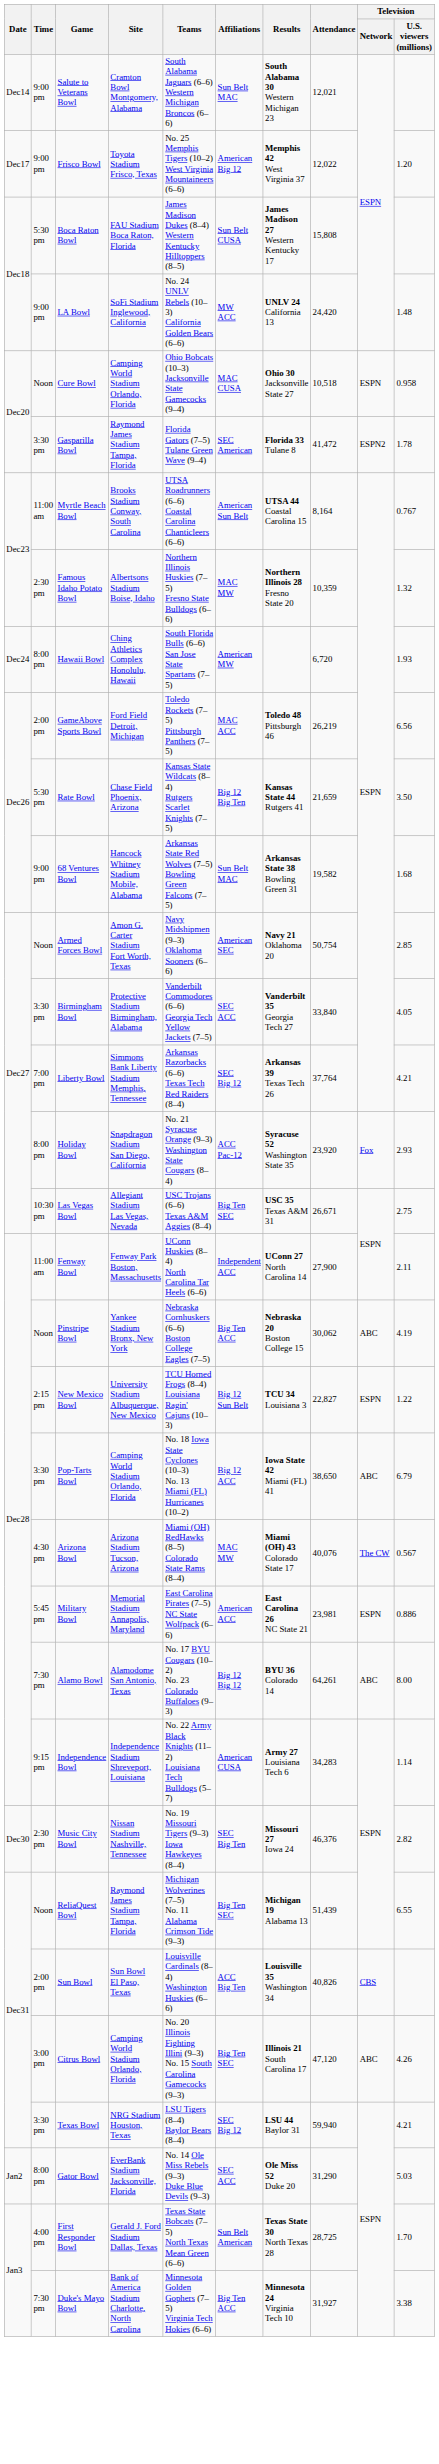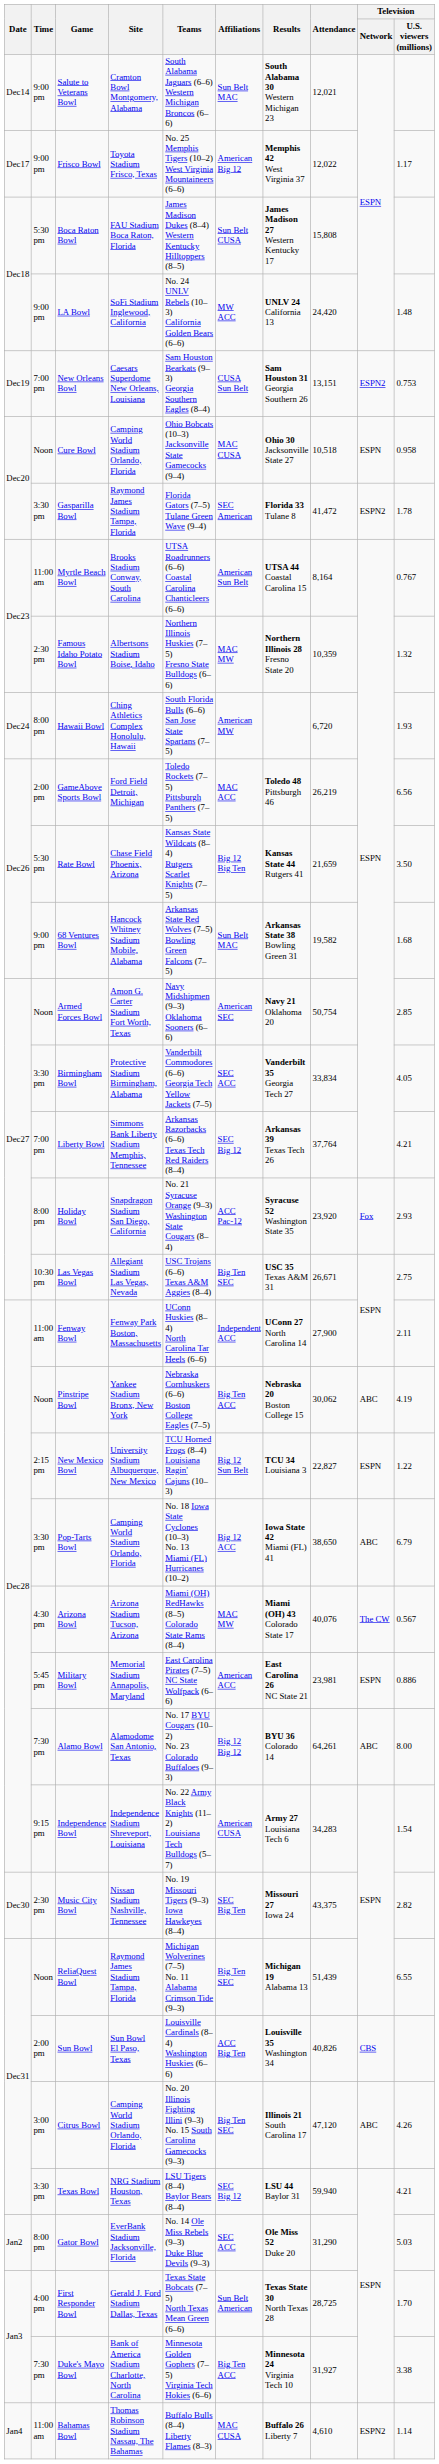(404, 164) 1.20 -> (404, 164) 1.17
+ row: (81, 384)
(325, 1012) 33,840 -> (325, 1078) 33,834
(404, 1762) 1.14 -> (404, 1829) 1.54
(325, 1839) 46,376 -> (325, 1905) 43,375
+ row: (74, 2431)
